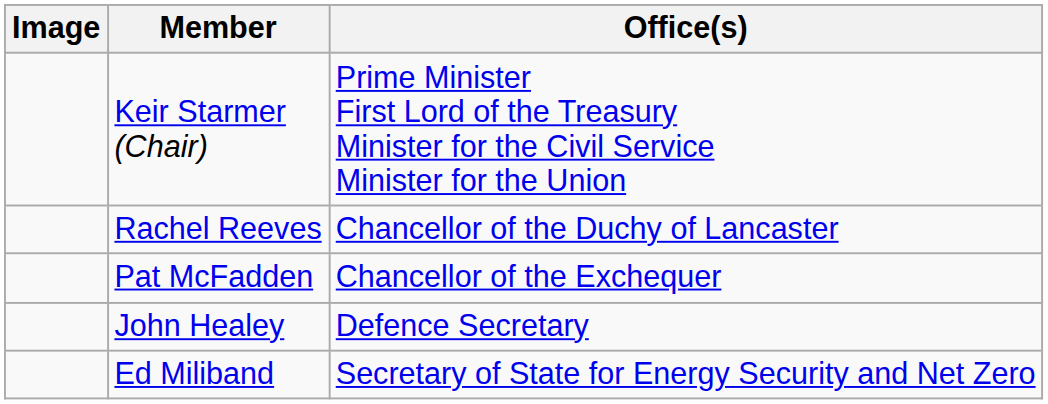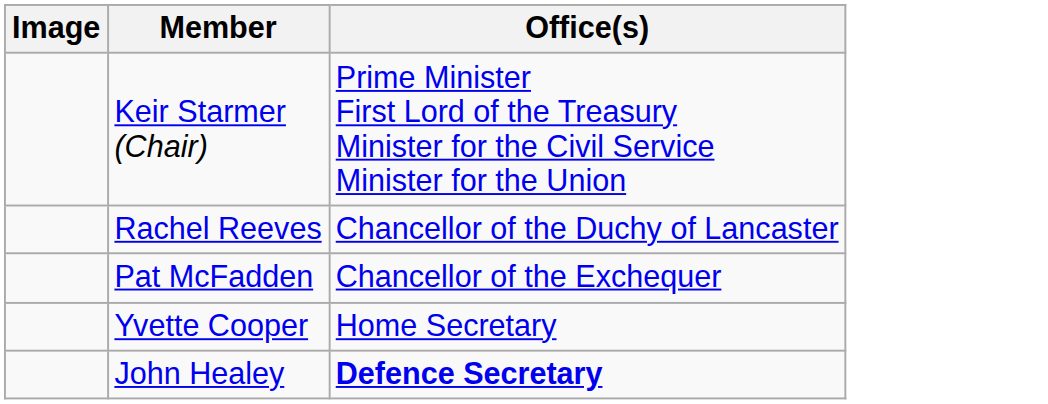+ row: (211, 325)
(462, 325) normal -> (469, 374) bold
- row: (194, 374)
